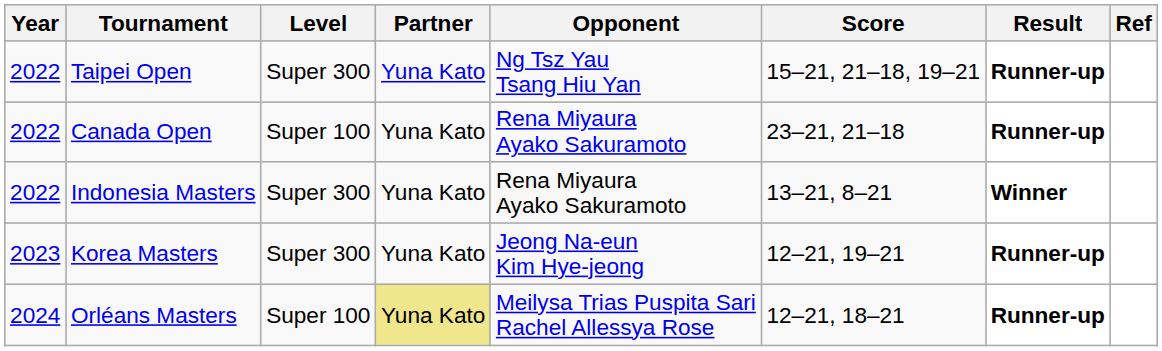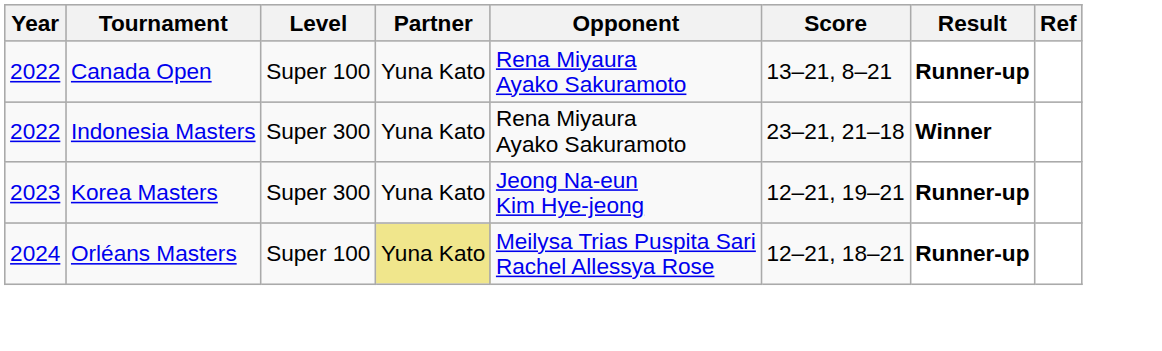- row: (131, 71)
(836, 132) 23–21, 21–18 -> (829, 71) 13–21, 8–21
(829, 193) 13–21, 8–21 -> (836, 132) 23–21, 21–18
